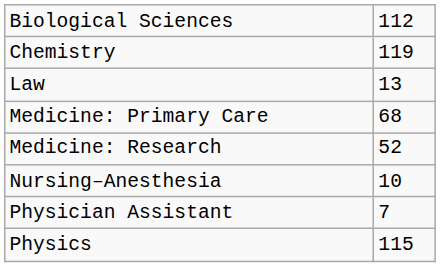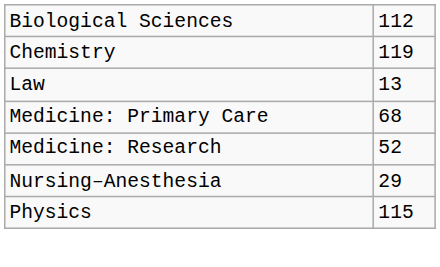(390, 181) 10 -> (390, 181) 29
- row: (121, 213)
